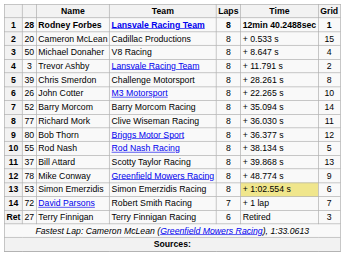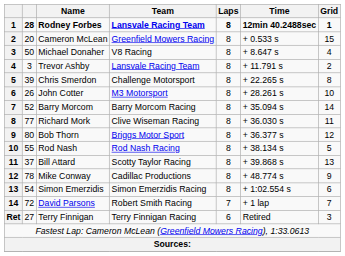(151, 38) Cadillac Productions -> (163, 38) Greenfield Mowers Racing
(263, 79) + 28.261 s -> (263, 79) + 22.265 s
(263, 93) + 22.265 s -> (263, 93) + 28.261 s
(163, 175) Greenfield Mowers Racing -> (151, 175) Cadillac Productions
(29, 189) 53 -> (29, 189) 54
(267, 189) khaki background -> (267, 189) no background
